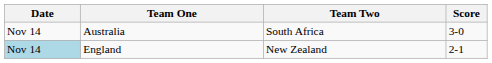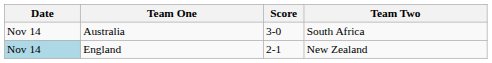columns swapped: (355, 13) <-> (466, 13)
